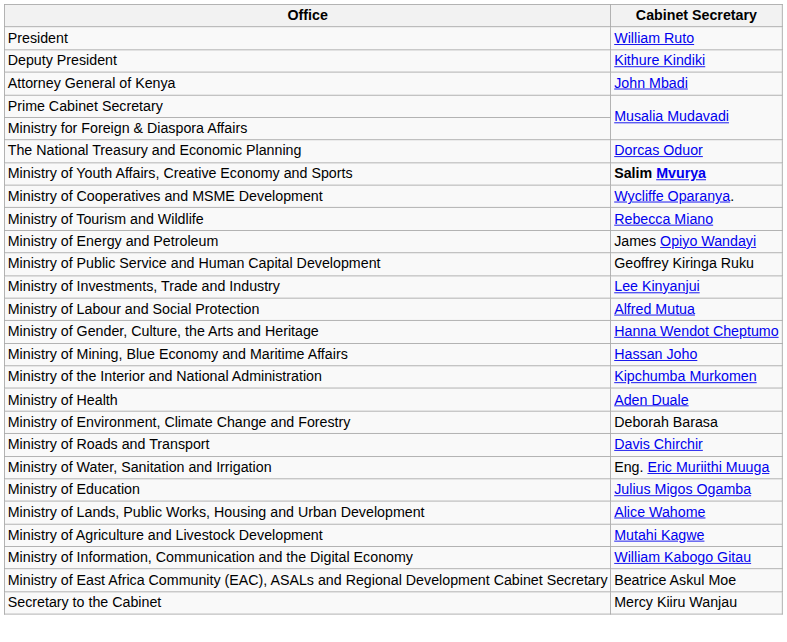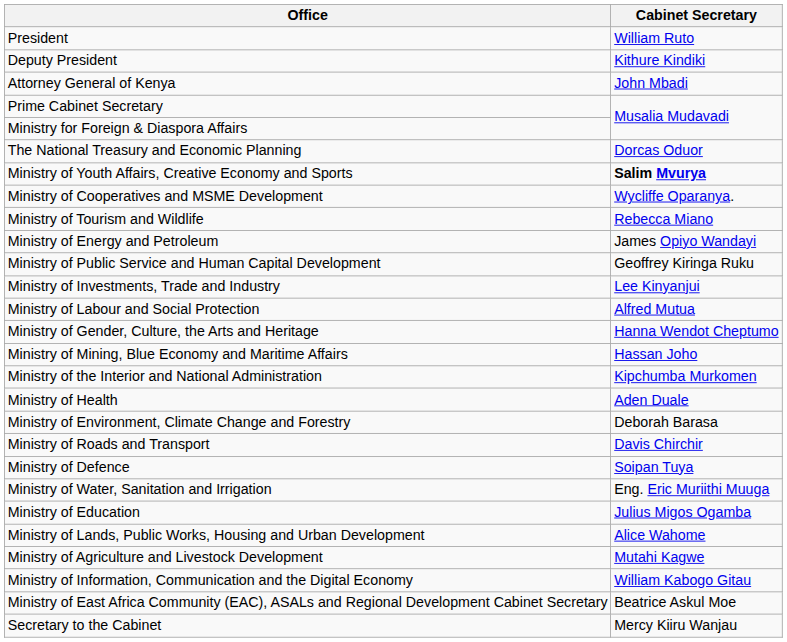+ row: (69, 467)
